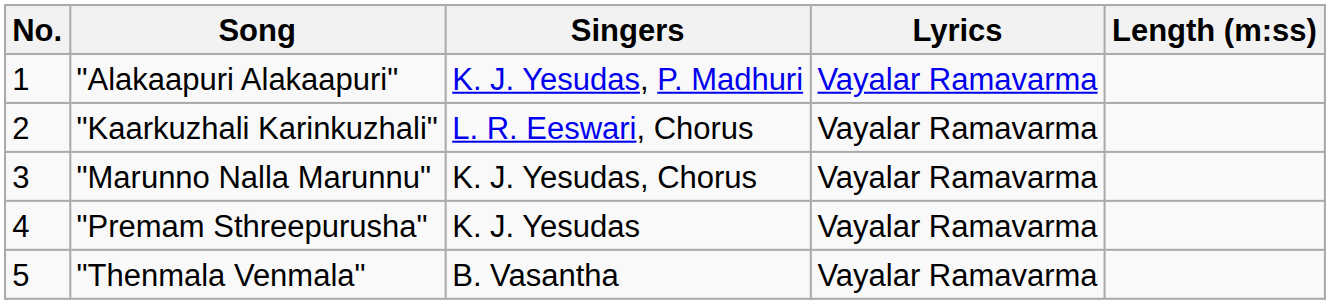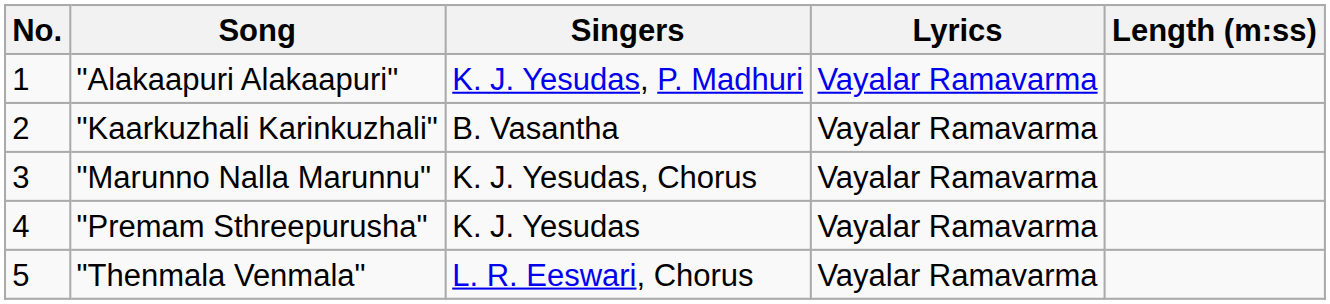(603, 128) L. R. Eeswari, Chorus -> (535, 128) B. Vasantha
(535, 275) B. Vasantha -> (603, 275) L. R. Eeswari, Chorus
